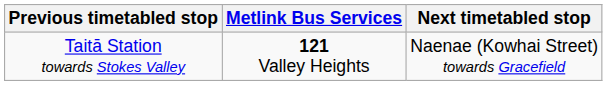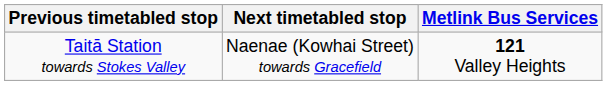columns swapped: (314, 18) <-> (504, 18)
